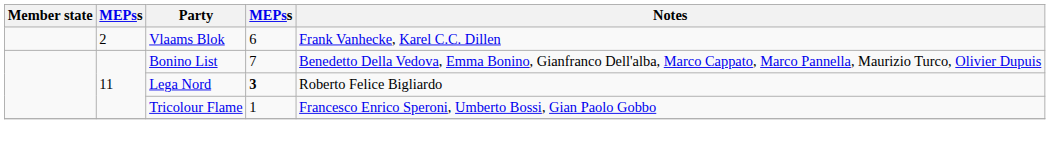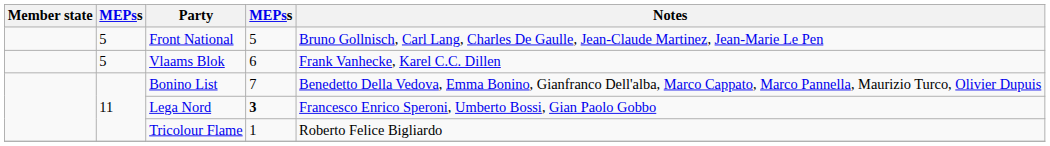+ row: (191, 38)
(103, 38) 2 -> (103, 61) 5
(371, 84) Roberto Felice Bigliardo -> (478, 107) Francesco Enrico Speroni, Umberto Bossi, Gian Paolo Gobbo
(478, 107) Francesco Enrico Speroni, Umberto Bossi, Gian Paolo Gobbo -> (371, 130) Roberto Felice Bigliardo
